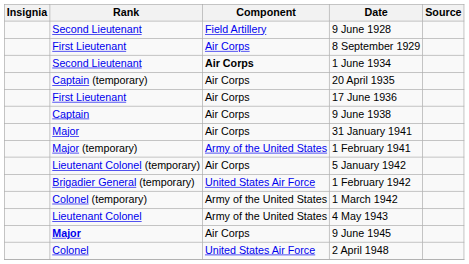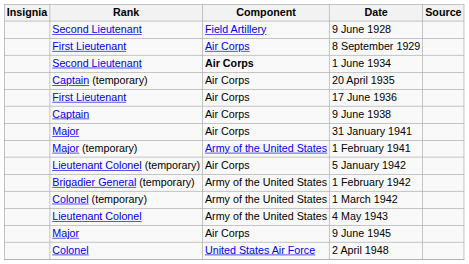(260, 183) United States Air Force -> (266, 183) Army of the United States
(67, 234) bold -> (66, 234) normal
